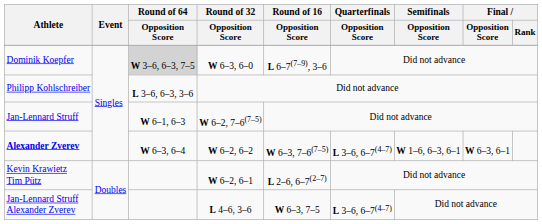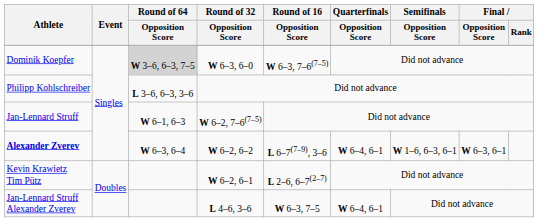(297, 66) L 6–7(7–9), 3–6 -> (297, 66) W 6–3, 7–6(7–5)
(297, 151) W 6–3, 7–6(7–5) -> (297, 151) L 6–7(7–9), 3–6
(362, 151) L 3–6, 6–7(4–7) -> (360, 151) W 6–4, 6–1
(362, 210) L 3–6, 6–7(4–7) -> (360, 209) W 6–4, 6–1
